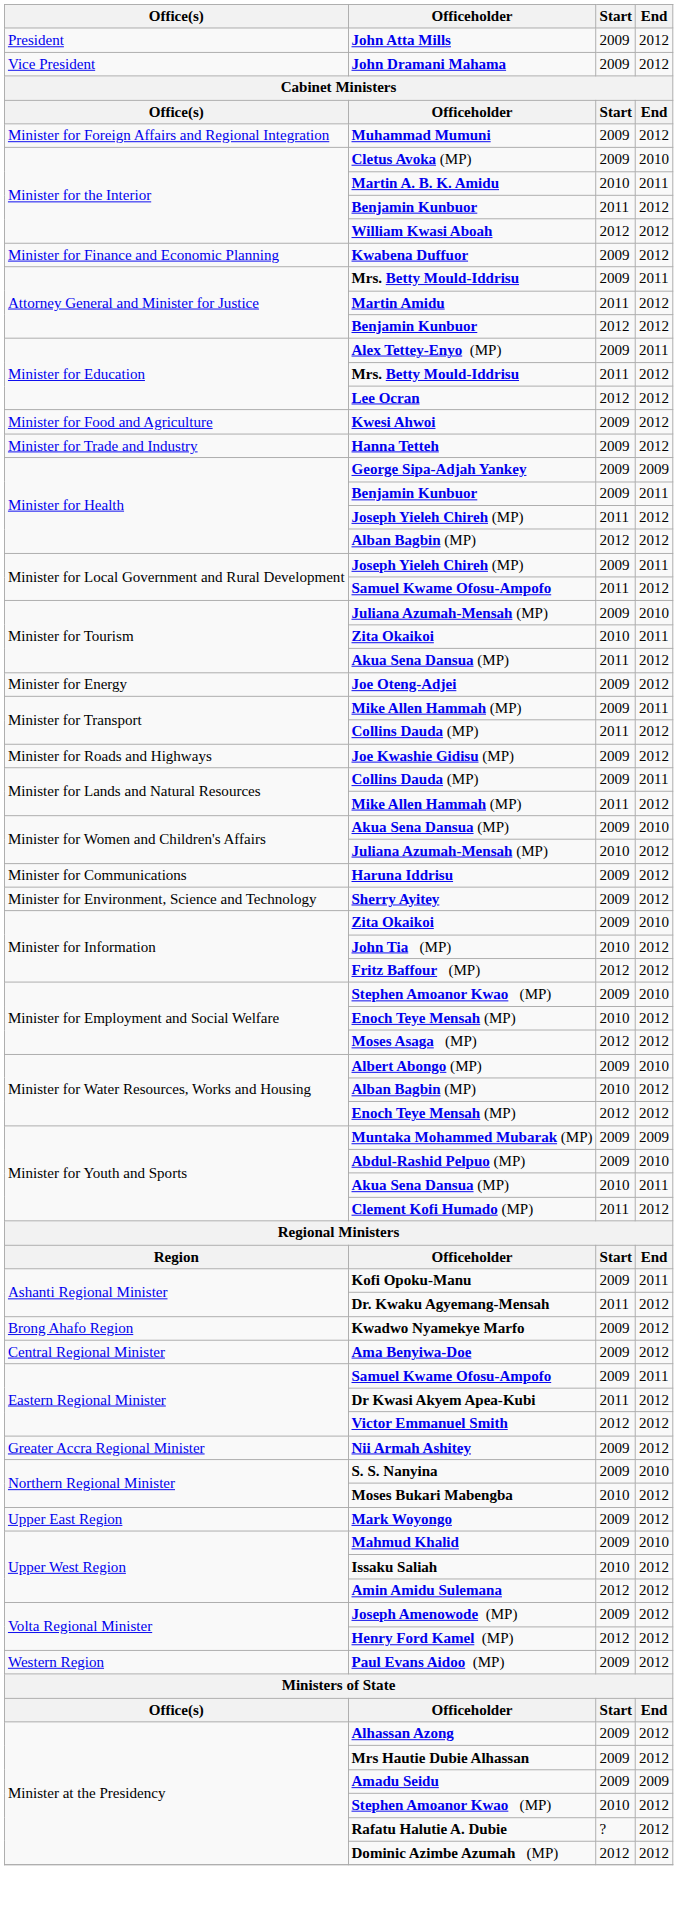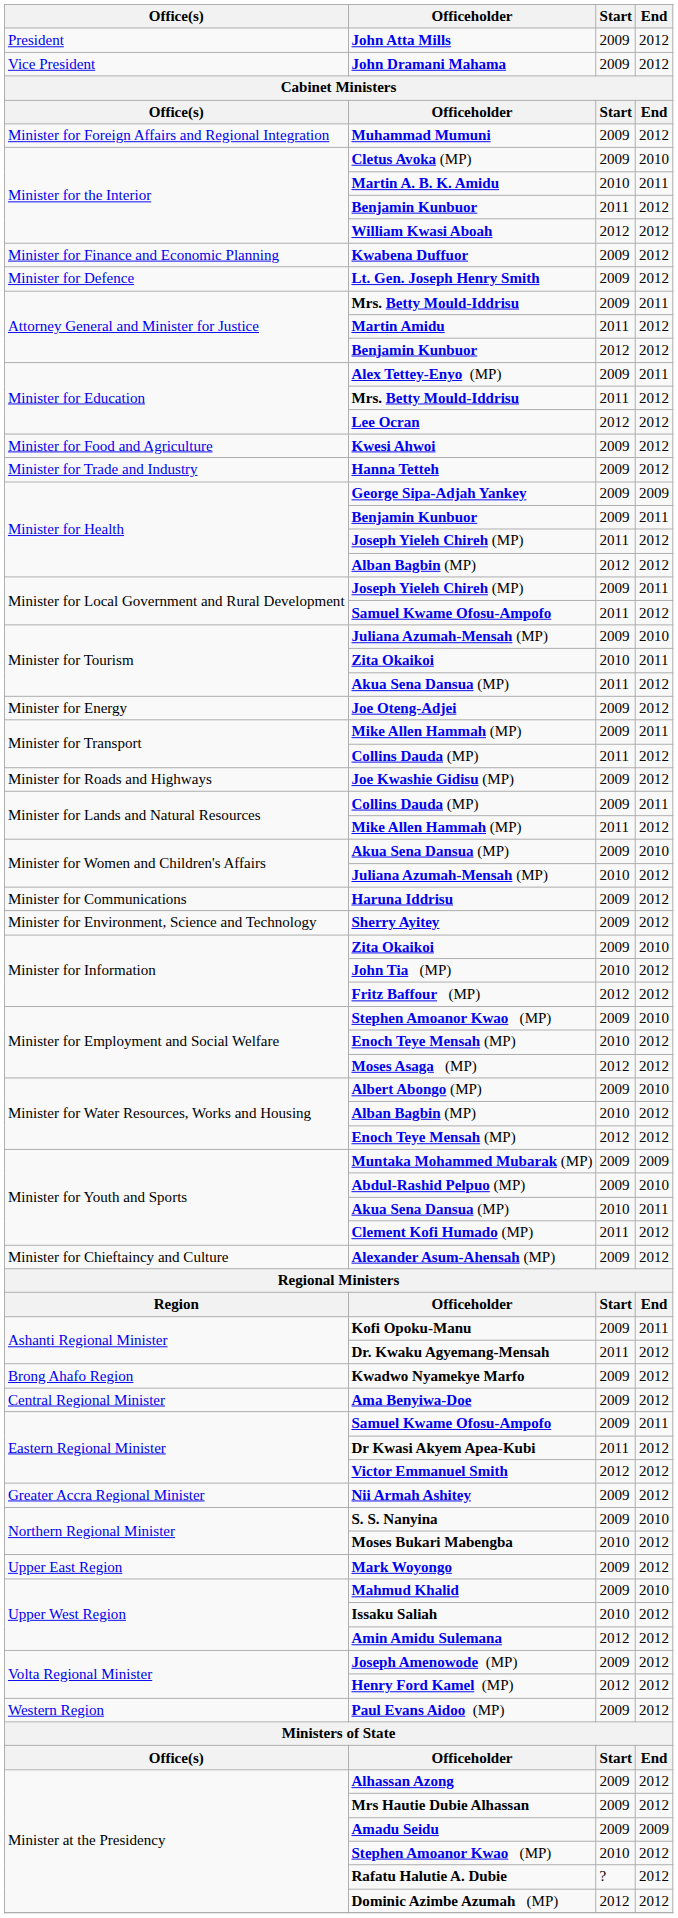+ row: (71, 278)
+ row: (118, 1256)
